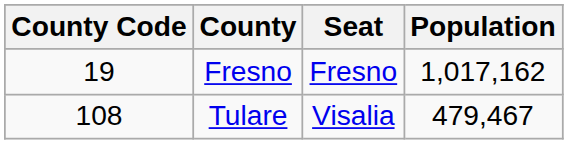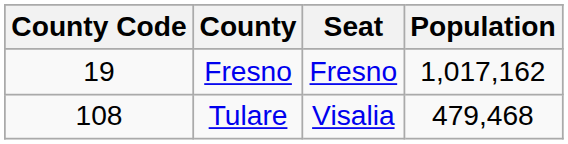(483, 116) 479,467 -> (483, 116) 479,468
